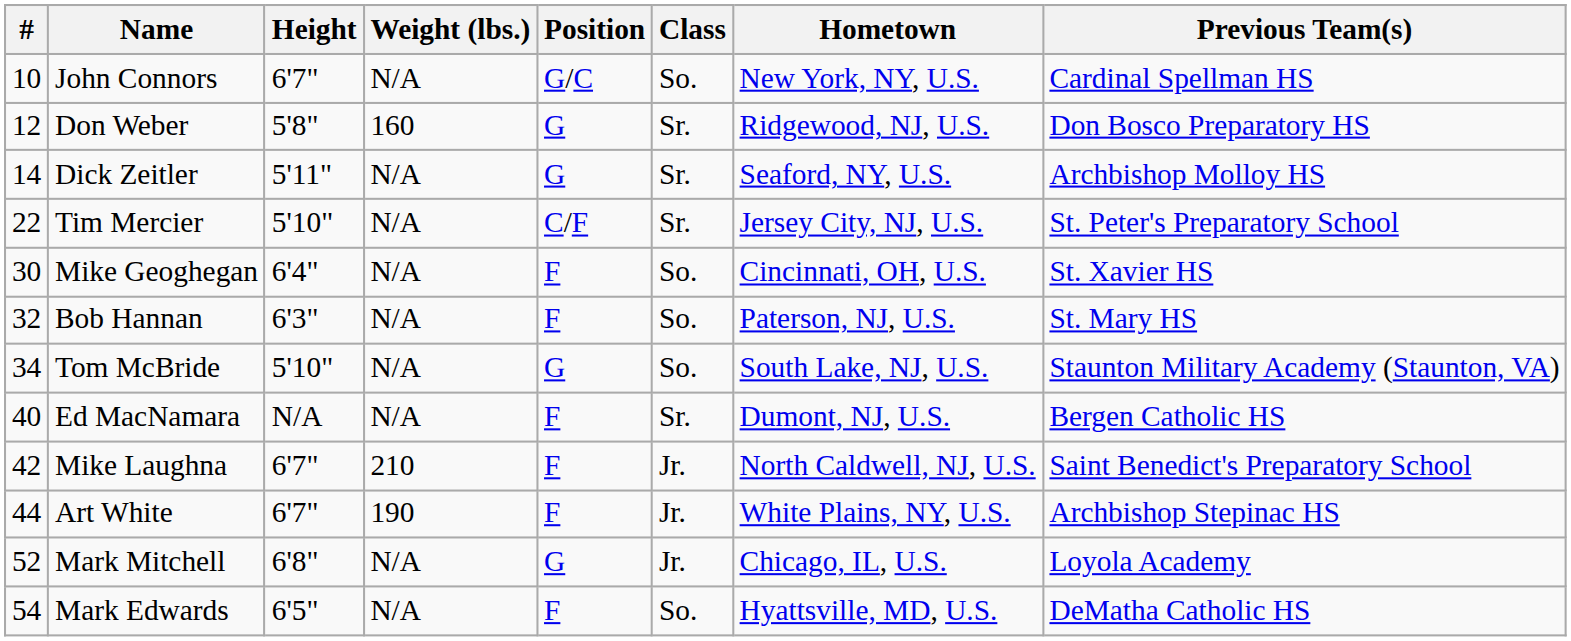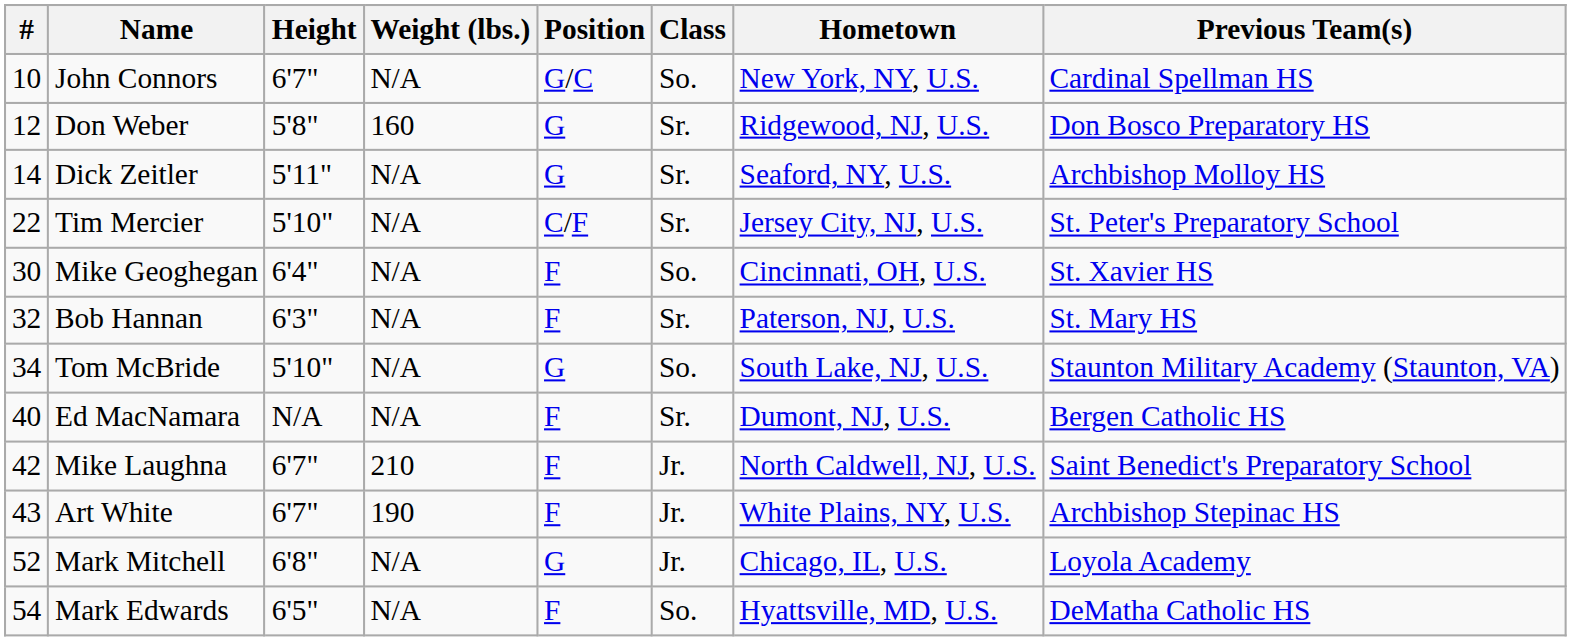(678, 319) So. -> (675, 319) Sr.
(27, 513) 44 -> (27, 513) 43
